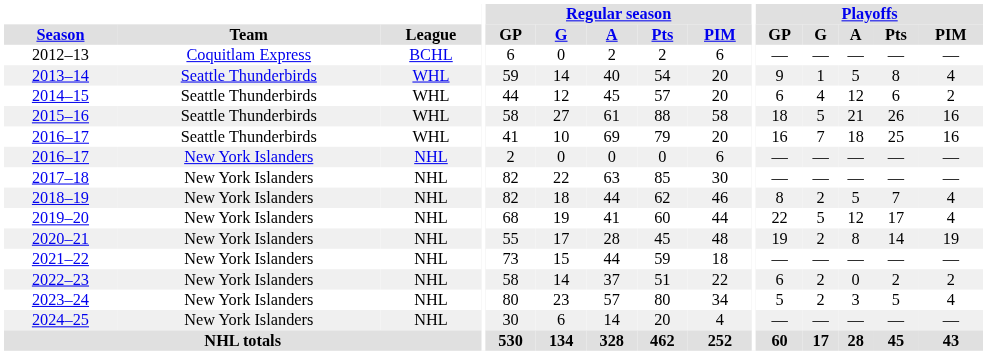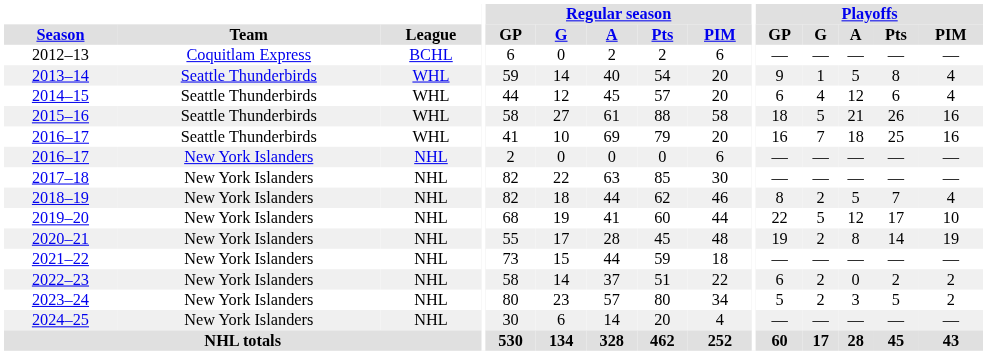(951, 95) 2 -> (951, 95) 4
(951, 218) 4 -> (951, 218) 10
(951, 299) 4 -> (951, 299) 2
